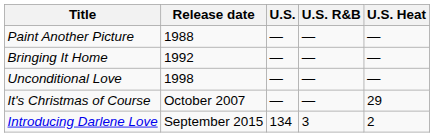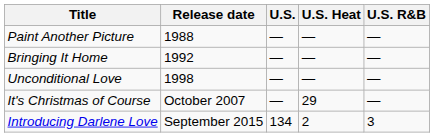columns swapped: (331, 15) <-> (397, 15)
